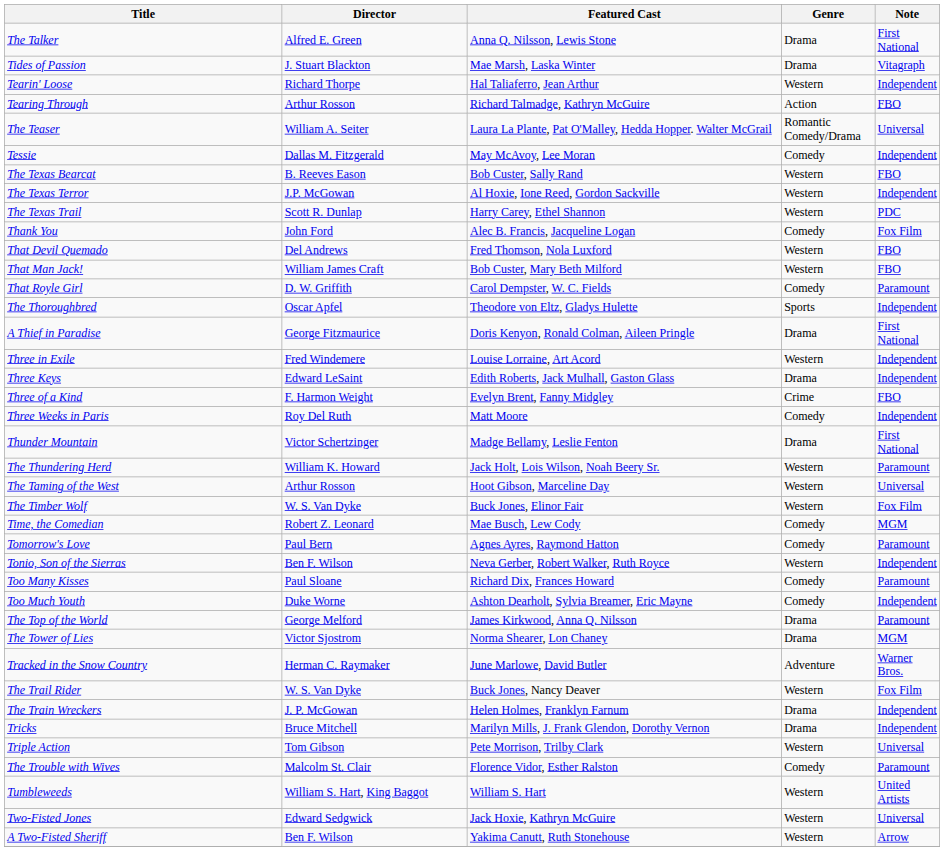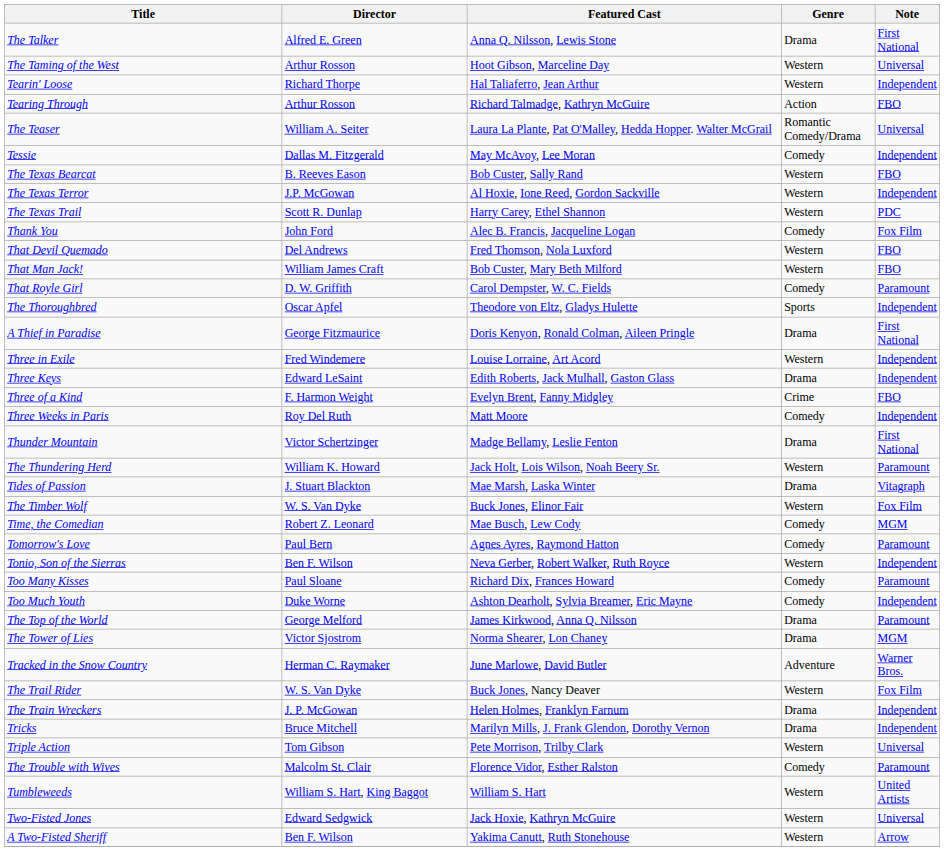rows swapped: (63, 486) <-> (46, 65)
